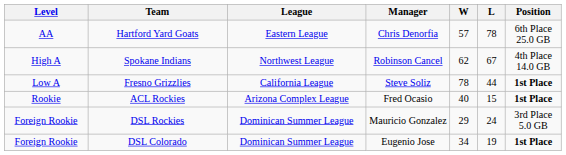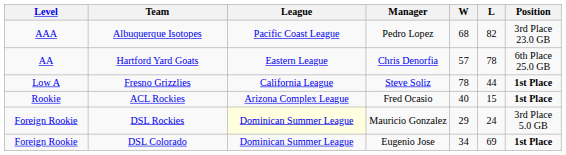+ row: (157, 34)
- row: (157, 61)
(297, 120) no background -> (297, 120) lightyellow background
(491, 142) 19 -> (491, 142) 69
